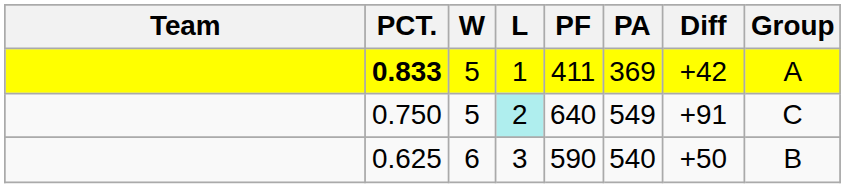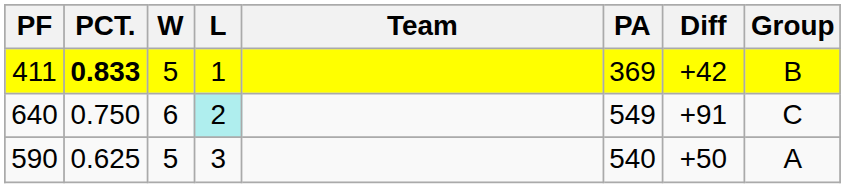columns swapped: (185, 26) <-> (573, 26)
(793, 70) A -> (793, 70) B
(472, 114) 5 -> (170, 114) 6
(472, 159) 6 -> (170, 159) 5
(793, 159) B -> (793, 159) A
